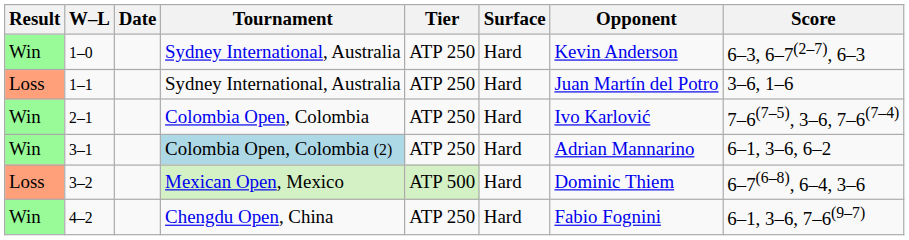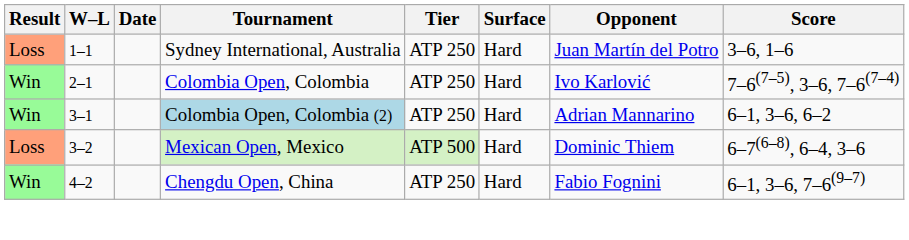- row: (81, 53)
